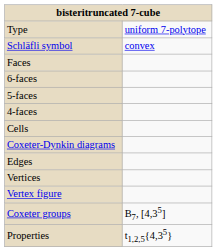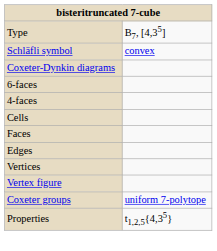(165, 29) uniform 7-polytope -> (145, 32) B7, [4,35]
rows swapped: (61, 145) <-> (19, 62)
- row: (22, 95)
(145, 213) B7, [4,35] -> (165, 200) uniform 7-polytope
